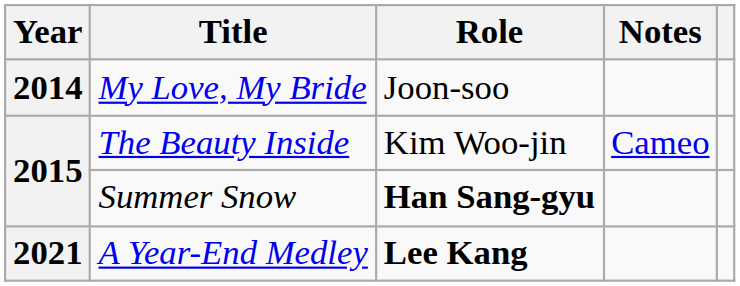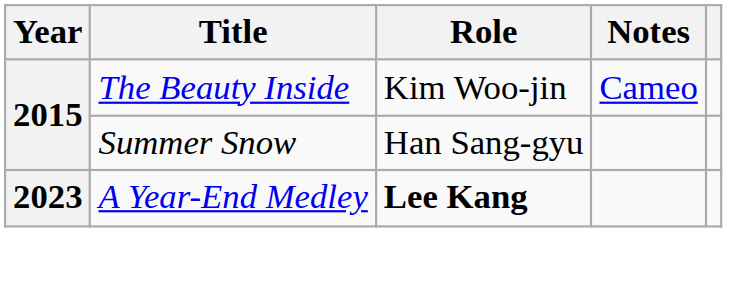- row: (233, 87)
(490, 197) bold -> (484, 142) normal
(48, 252) 2021 -> (48, 197) 2023
